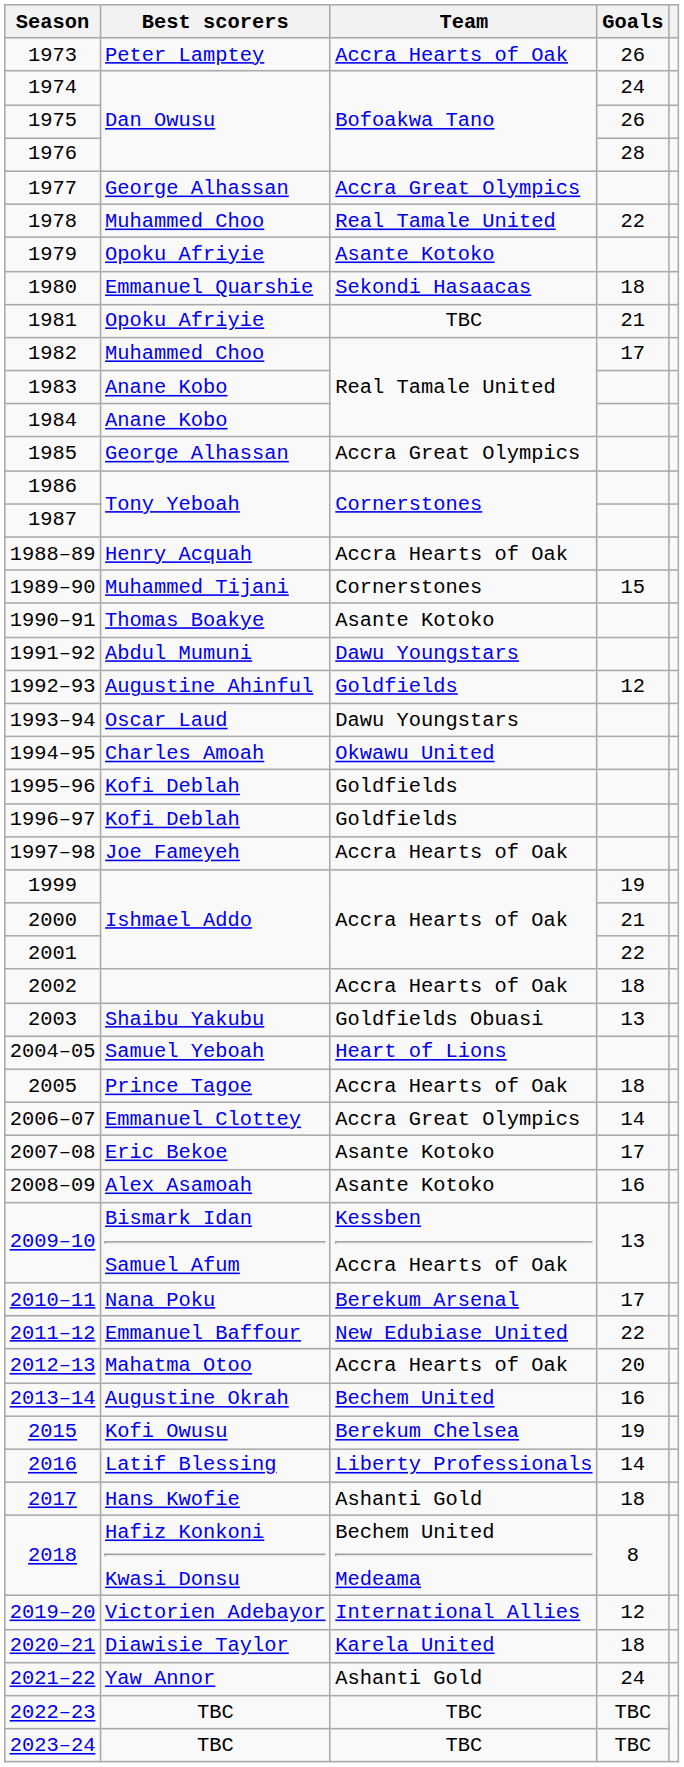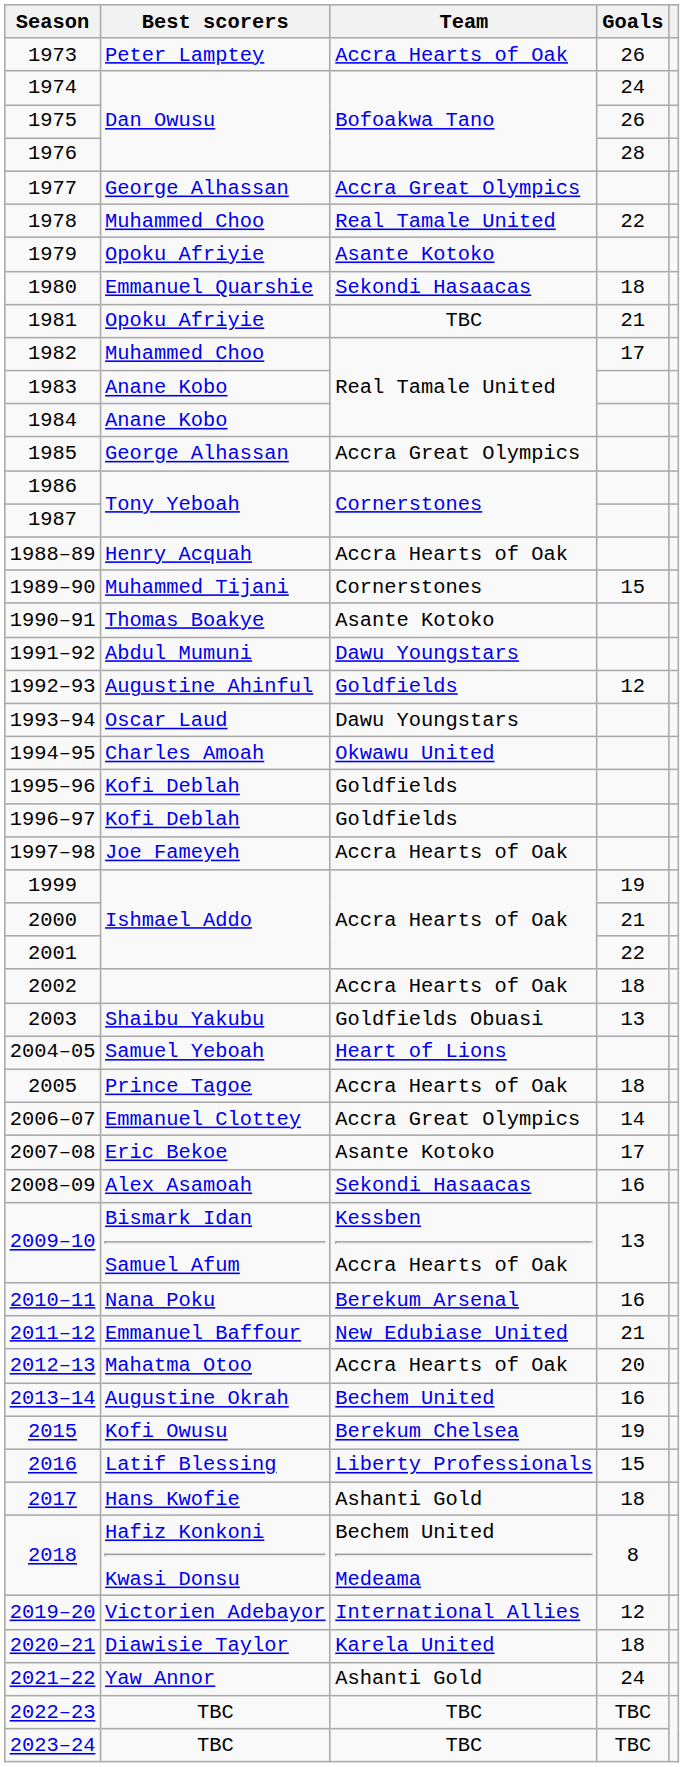(415, 1186) Asante Kotoko -> (433, 1186) Sekondi Hasaacas
(633, 1299) 17 -> (633, 1299) 16
(633, 1333) 22 -> (633, 1333) 21
(633, 1466) 14 -> (633, 1466) 15
